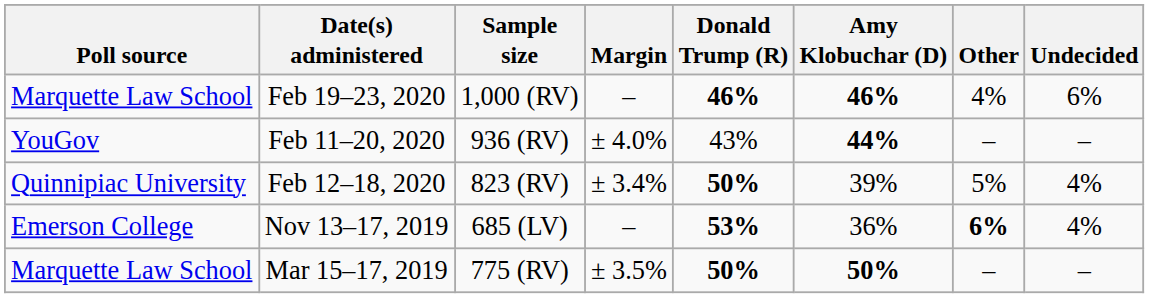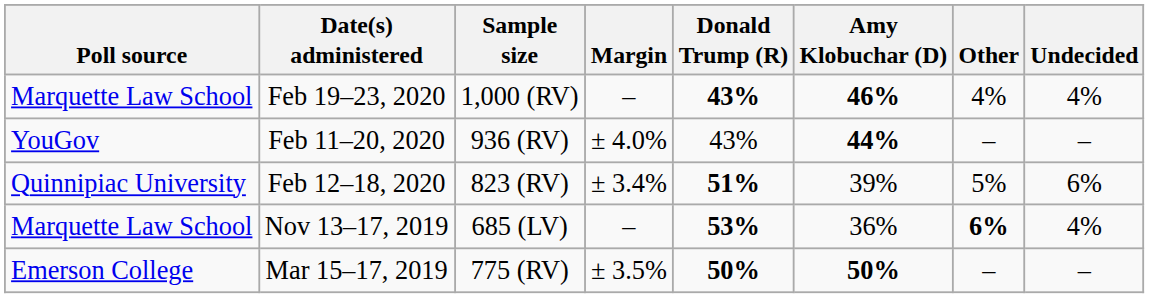(733, 96) 46% -> (733, 96) 43%
(1084, 96) 6% -> (1084, 96) 4%
(733, 183) 50% -> (733, 183) 51%
(1084, 183) 4% -> (1084, 183) 6%
(102, 226) Emerson College -> (132, 226) Marquette Law School
(132, 270) Marquette Law School -> (102, 270) Emerson College
